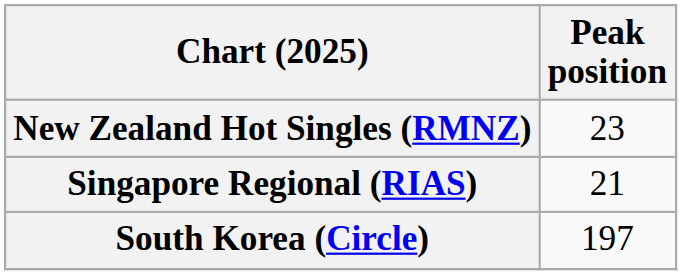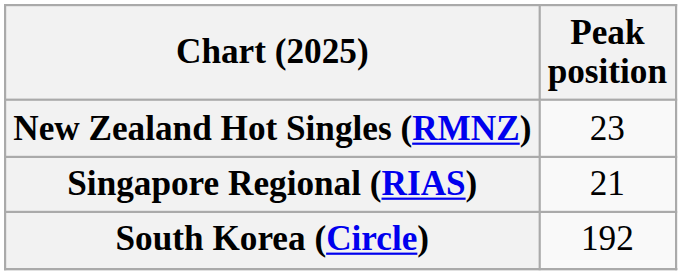(607, 239) 197 -> (607, 239) 192
